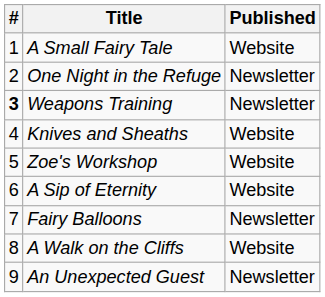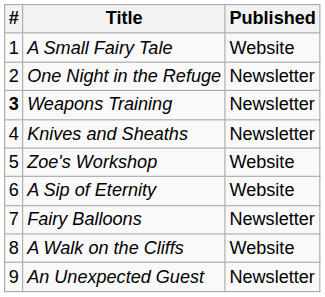(262, 133) Website -> (272, 133) Newsletter
